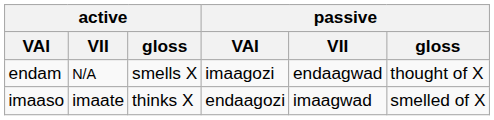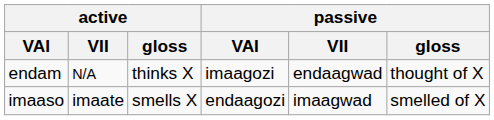(165, 73) smells X -> (163, 73) thinks X
(163, 100) thinks X -> (165, 100) smells X
